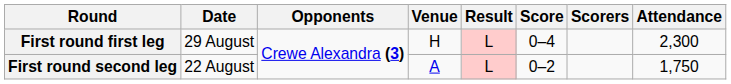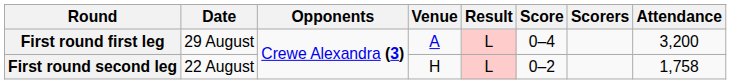(435, 41) H -> (435, 41) A
(679, 41) 2,300 -> (679, 41) 3,200
(435, 66) A -> (435, 66) H
(679, 66) 1,750 -> (679, 66) 1,758
